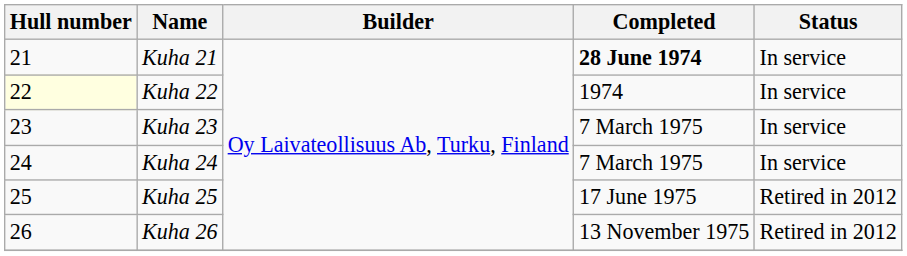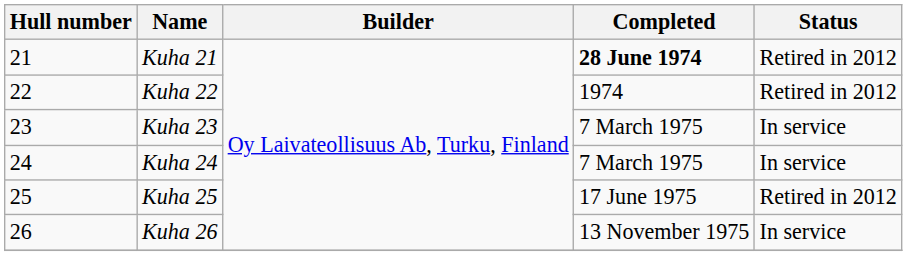(803, 57) In service -> (828, 57) Retired in 2012
(21, 92) lightyellow background -> (21, 92) no background
(803, 92) In service -> (828, 92) Retired in 2012
(828, 232) Retired in 2012 -> (803, 232) In service
